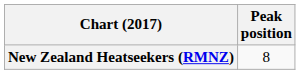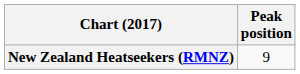(266, 57) 8 -> (266, 57) 9
